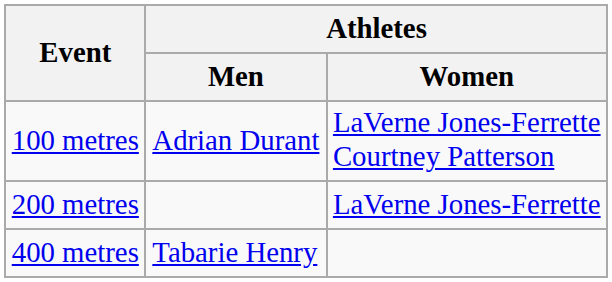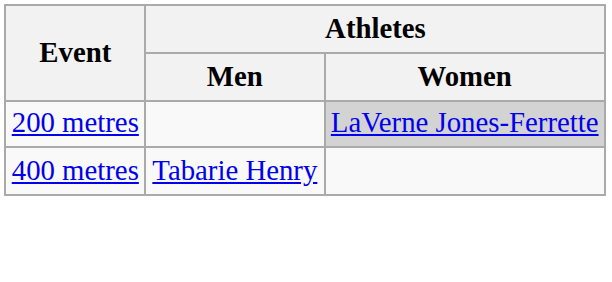- row: (75, 140)
(467, 205) no background -> (465, 123) lightgrey background
